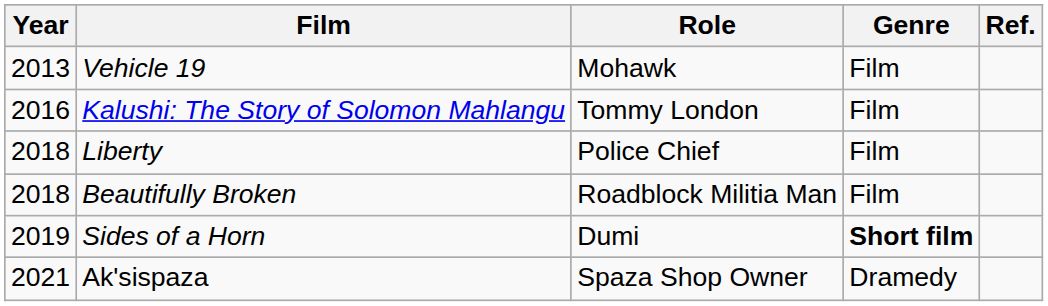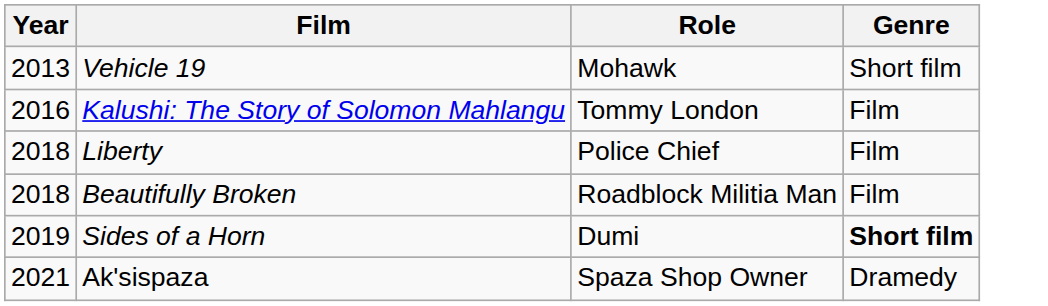- column: (1011, 25)
(874, 67) Film -> (905, 67) Short film
